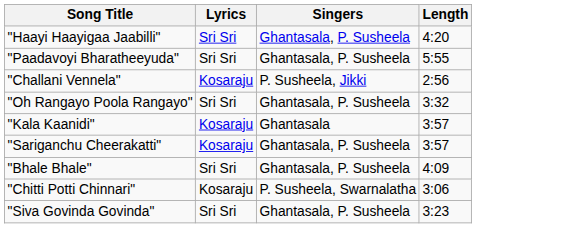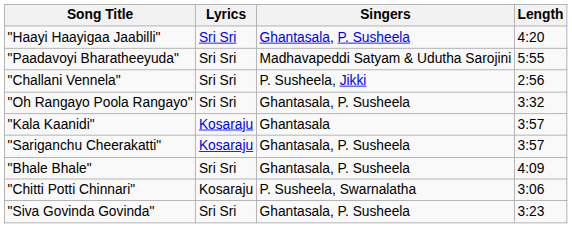(335, 59) Ghantasala, P. Susheela -> (385, 59) Madhavapeddi Satyam & Udutha Sarojini
(226, 80) Kosaraju -> (218, 80) Sri Sri
